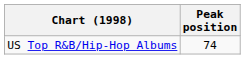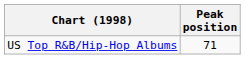(210, 45) 74 -> (210, 45) 71
